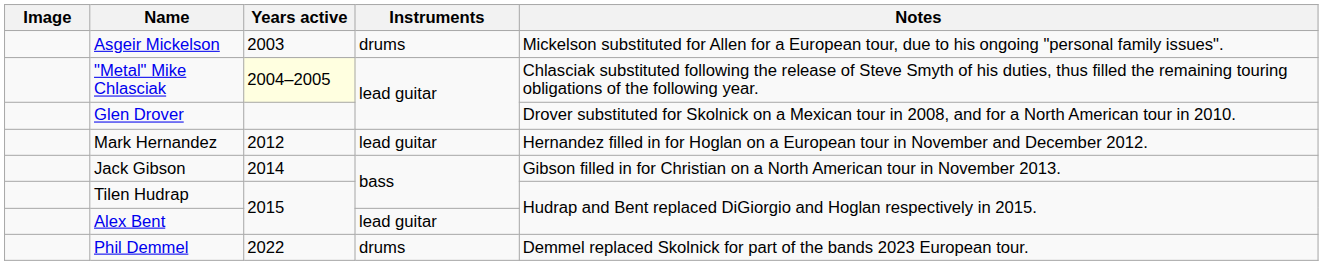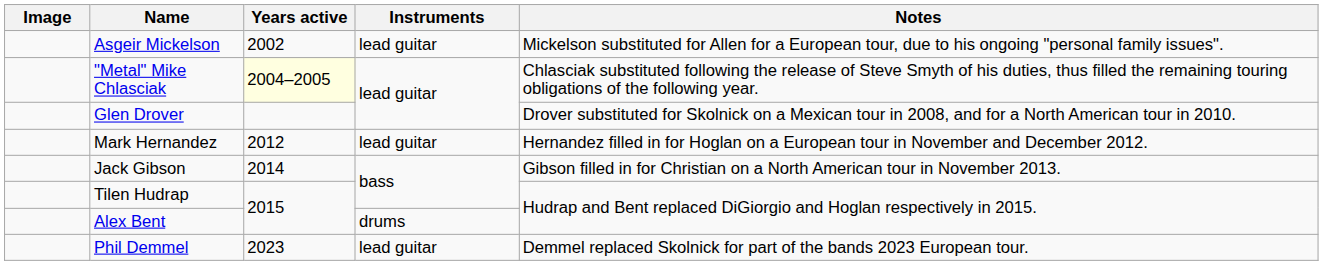(266, 44) 2003 -> (266, 44) 2002
(382, 44) drums -> (398, 44) lead guitar
(398, 221) lead guitar -> (382, 221) drums
(266, 247) 2022 -> (266, 247) 2023
(382, 247) drums -> (398, 247) lead guitar
